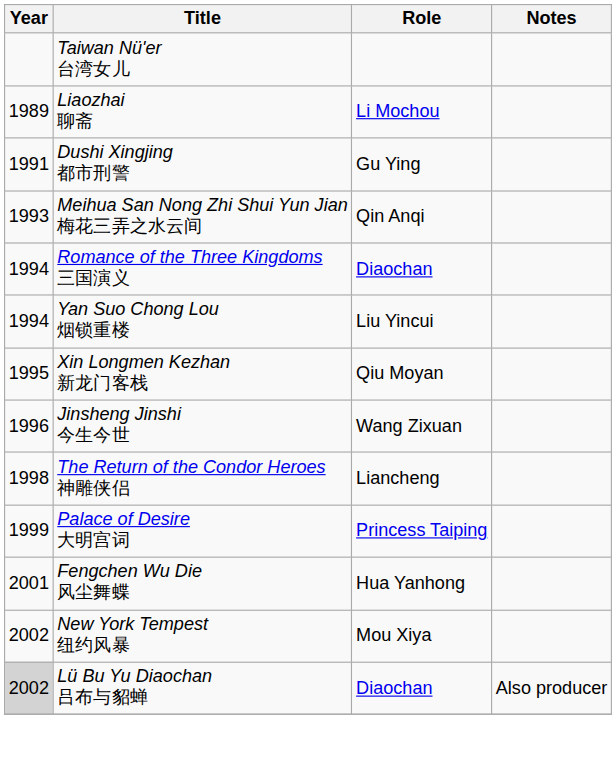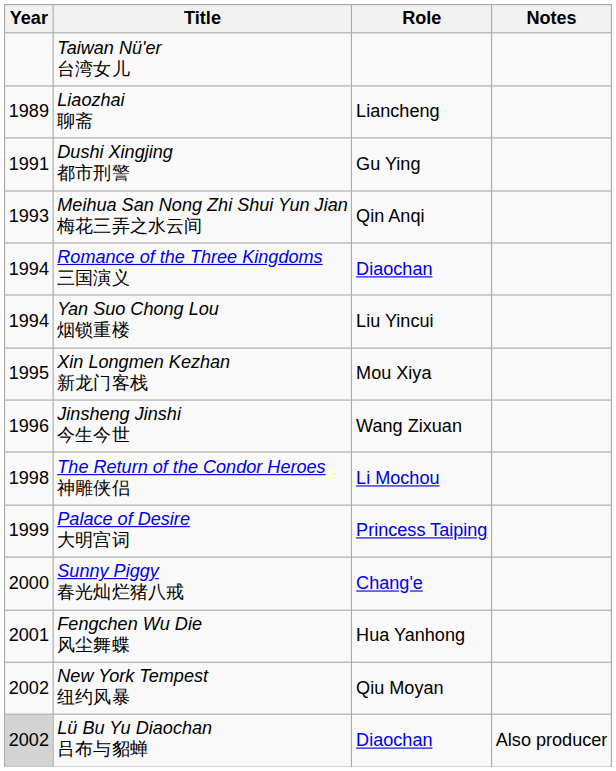(398, 111) Li Mochou -> (398, 111) Liancheng
(400, 373) Qiu Moyan -> (394, 373) Mou Xiya
(398, 478) Liancheng -> (398, 478) Li Mochou
+ row: (121, 582)
(394, 635) Mou Xiya -> (400, 688) Qiu Moyan
